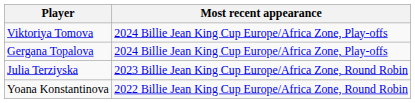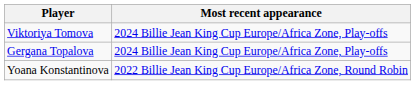- row: (43, 70)
